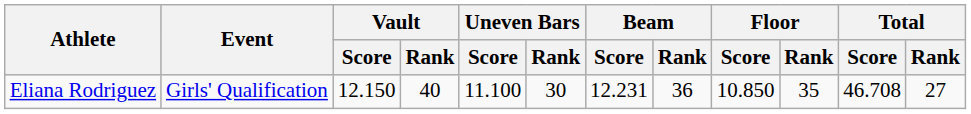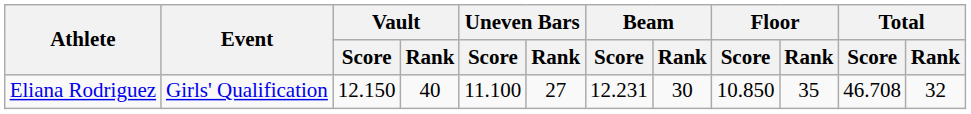(556, 91) 30 -> (556, 91) 27
(682, 91) 36 -> (682, 91) 30
(935, 91) 27 -> (935, 91) 32
